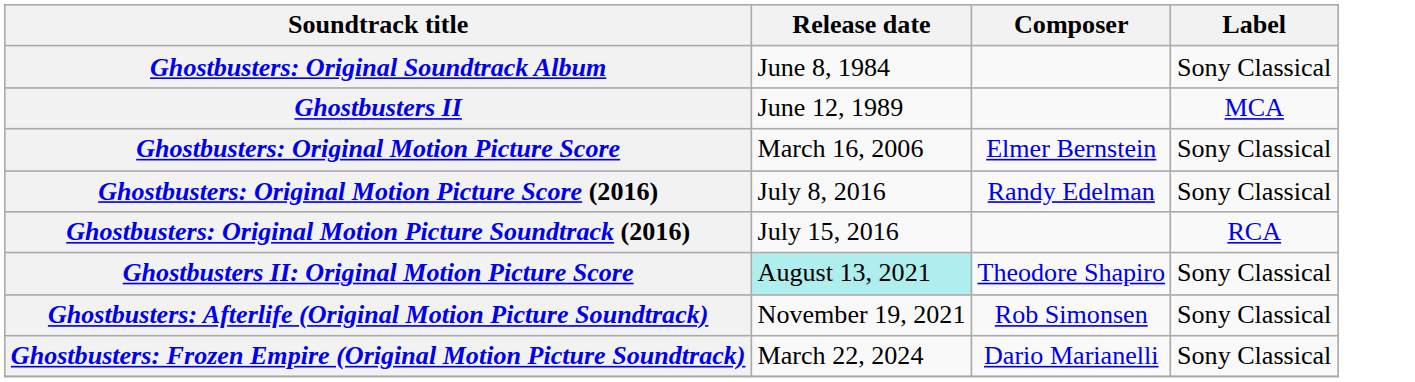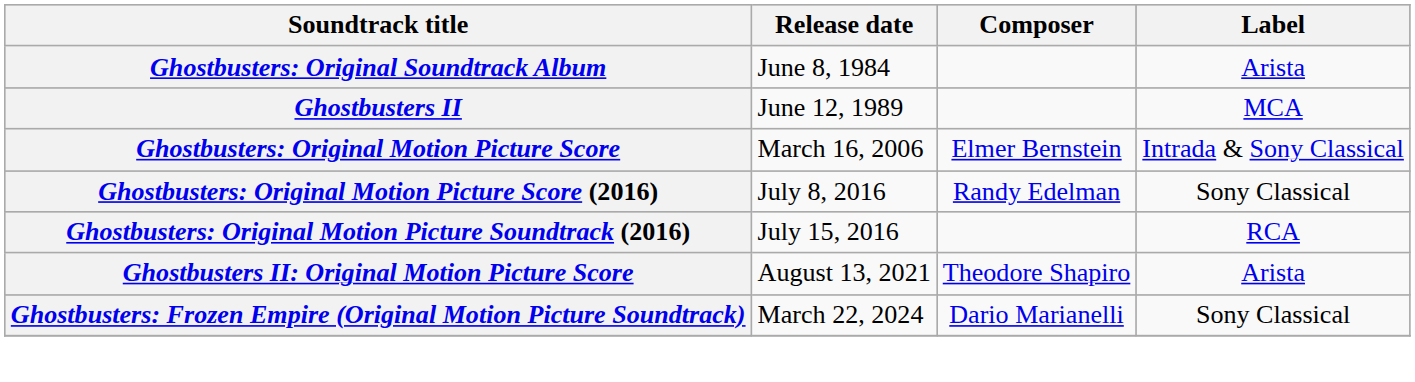(1254, 66) Sony Classical -> (1273, 66) Arista
(1254, 149) Sony Classical -> (1273, 149) Intrada & Sony Classical
(844, 273) paleturquoise background -> (844, 273) no background
(1254, 273) Sony Classical -> (1273, 273) Arista
- row: (378, 314)
